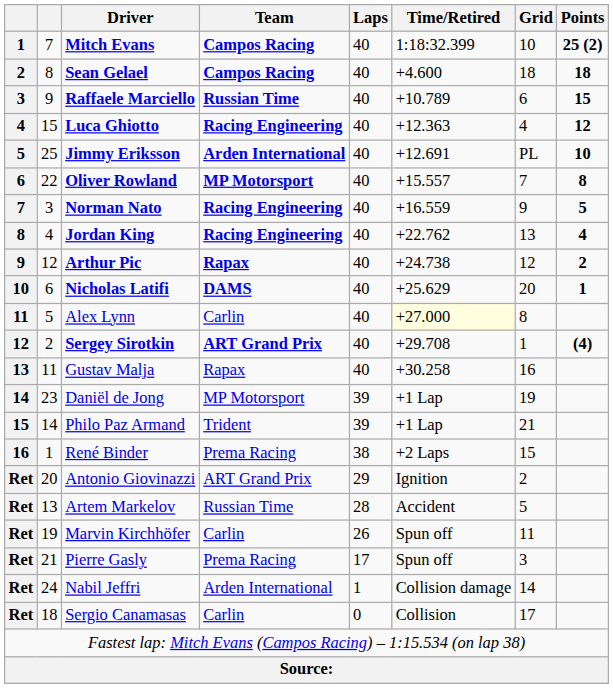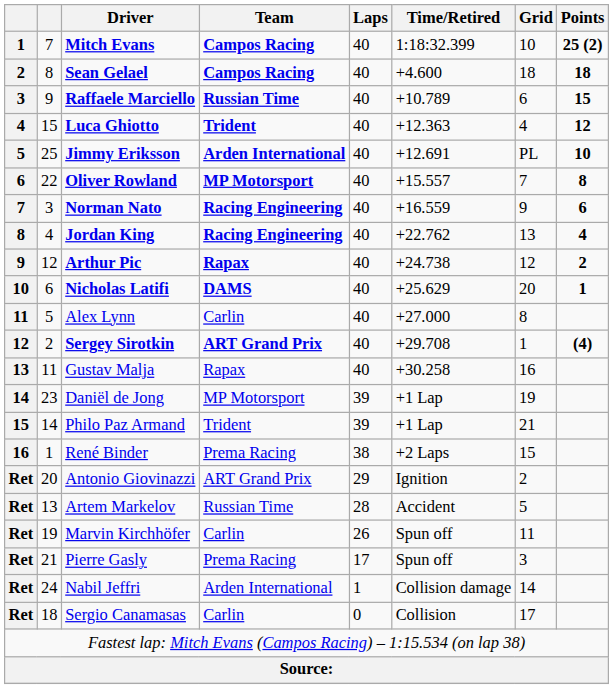(273, 126) Racing Engineering -> (230, 126) Trident
(583, 207) 5 -> (583, 207) 6
(423, 316) lightyellow background -> (423, 316) no background
